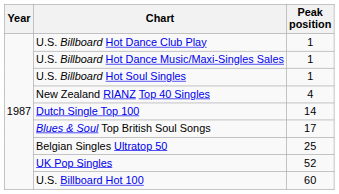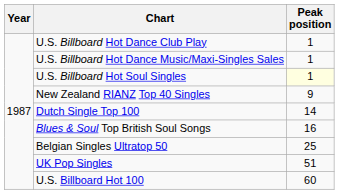(310, 77) no background -> (310, 77) lightyellow background
(310, 94) 4 -> (310, 94) 9
(310, 128) 17 -> (310, 128) 16
(310, 163) 52 -> (310, 163) 51
